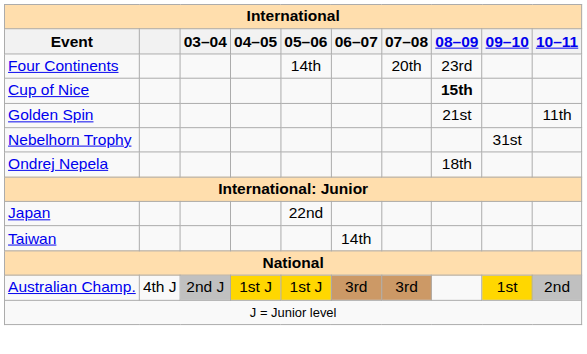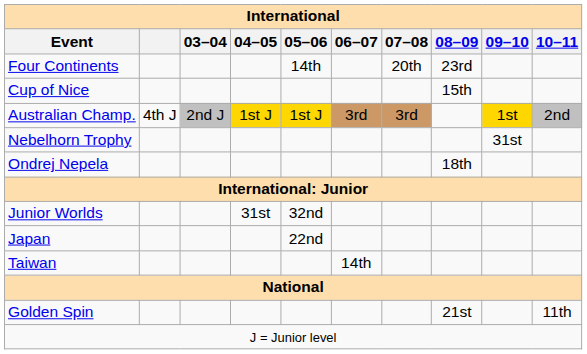(457, 90) bold -> (457, 90) normal
rows swapped: (51, 115) <-> (72, 287)
+ row: (55, 213)
